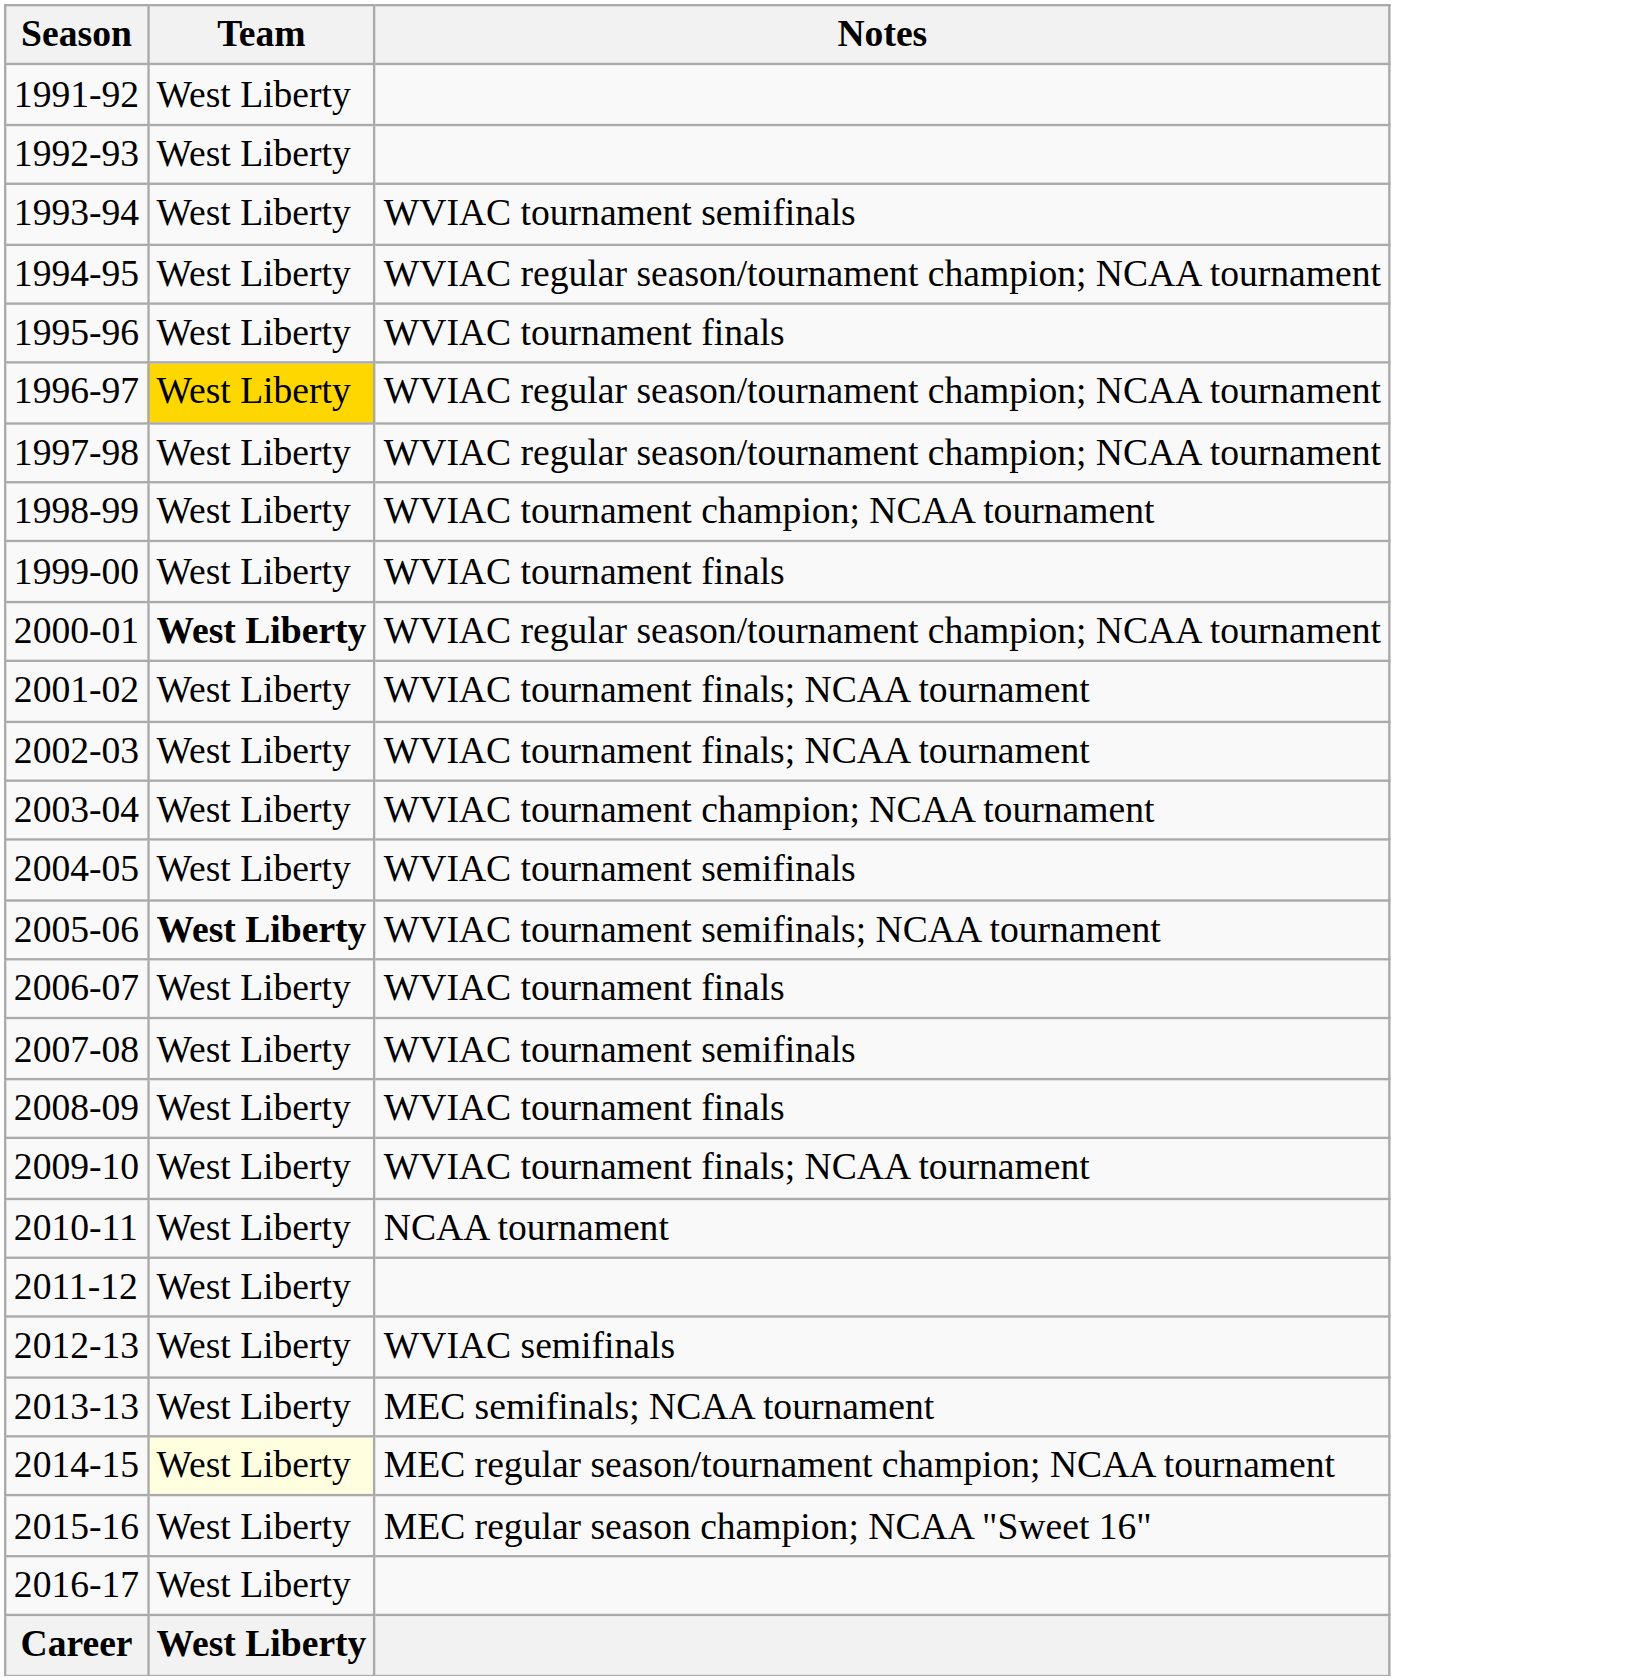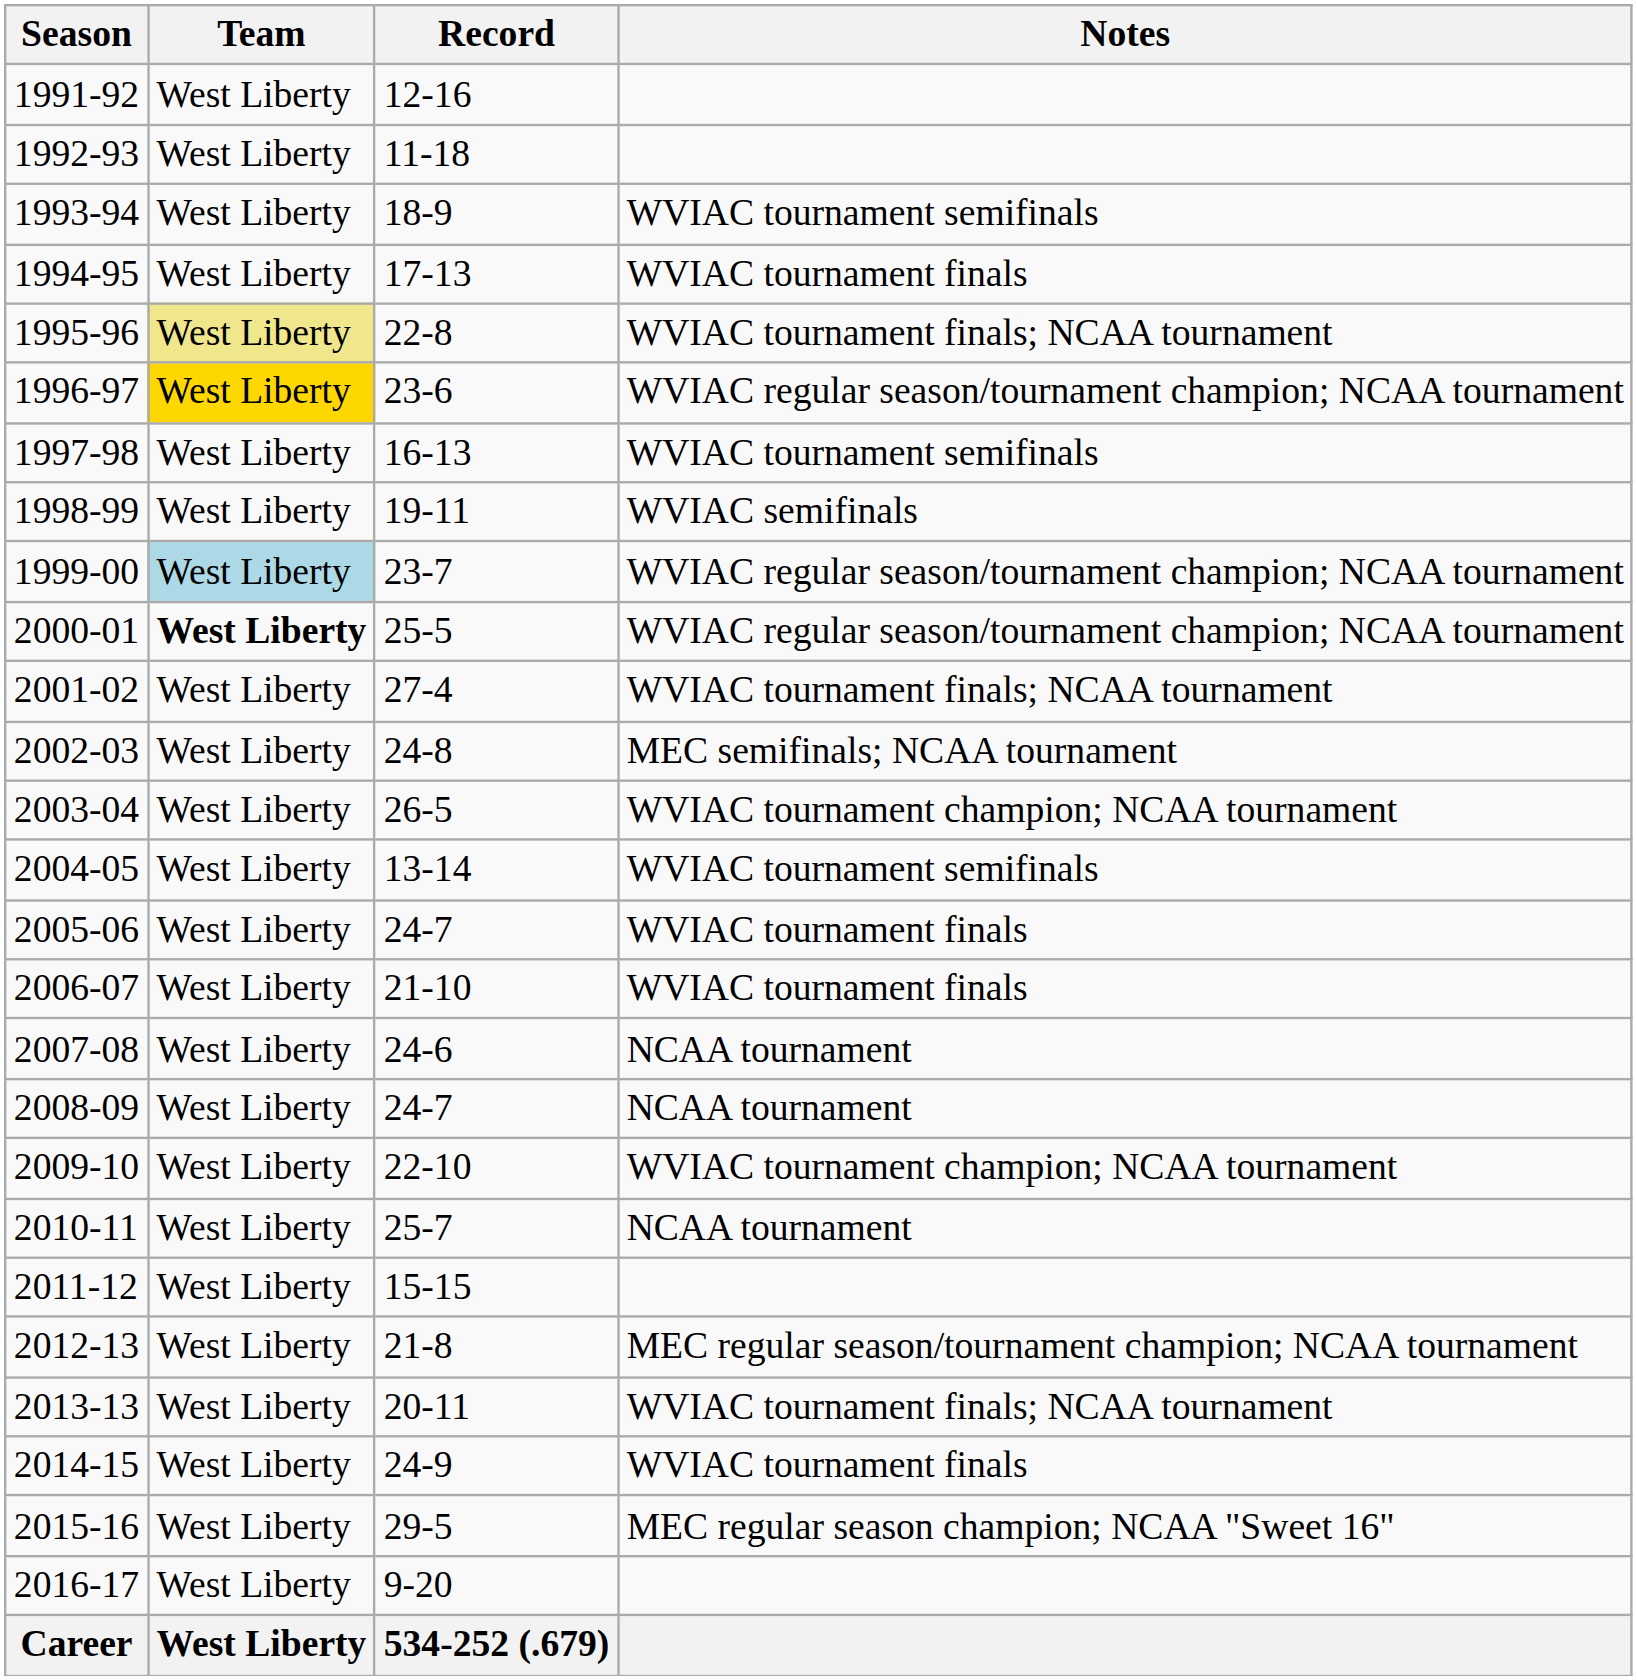+ column: (497, 34)
(882, 272) WVIAC regular season/tournament champion; NCAA tournament -> (827, 272) WVIAC tournament finals
(254, 332) no background -> (254, 332) khaki background
(584, 332) WVIAC tournament finals -> (980, 332) WVIAC tournament finals; NCAA tournament
(882, 451) WVIAC regular season/tournament champion; NCAA tournament -> (863, 451) WVIAC tournament semifinals
(769, 511) WVIAC tournament champion; NCAA tournament -> (772, 511) WVIAC semifinals
(254, 570) no background -> (254, 570) lightblue background
(584, 570) WVIAC tournament finals -> (1125, 570) WVIAC regular season/tournament champion; NCAA tournament
(737, 749) WVIAC tournament finals; NCAA tournament -> (902, 749) MEC semifinals; NCAA tournament
(261, 928) bold -> (254, 928) normal
(772, 928) WVIAC tournament semifinals; NCAA tournament -> (827, 928) WVIAC tournament finals
(620, 1048) WVIAC tournament semifinals -> (769, 1048) NCAA tournament
(584, 1107) WVIAC tournament finals -> (769, 1107) NCAA tournament
(737, 1167) WVIAC tournament finals; NCAA tournament -> (1012, 1167) WVIAC tournament champion; NCAA tournament
(529, 1346) WVIAC semifinals -> (1102, 1346) MEC regular season/tournament champion; NCAA tournament
(659, 1405) MEC semifinals; NCAA tournament -> (980, 1405) WVIAC tournament finals; NCAA tournament
(254, 1465) lightyellow background -> (254, 1465) no background
(859, 1465) MEC regular season/tournament champion; NCAA tournament -> (827, 1465) WVIAC tournament finals
